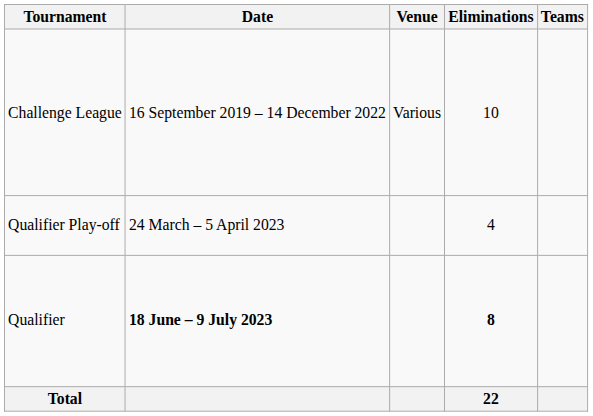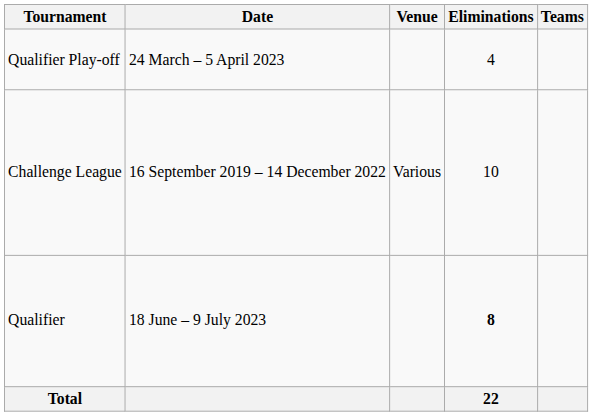rows swapped: (65, 112) <-> (64, 225)
(201, 320) bold -> (198, 320) normal
